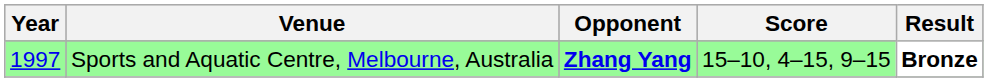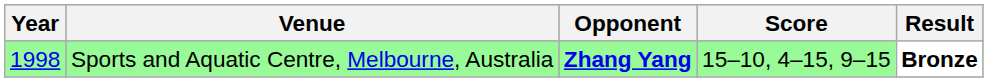(35, 59) 1997 -> (35, 59) 1998
